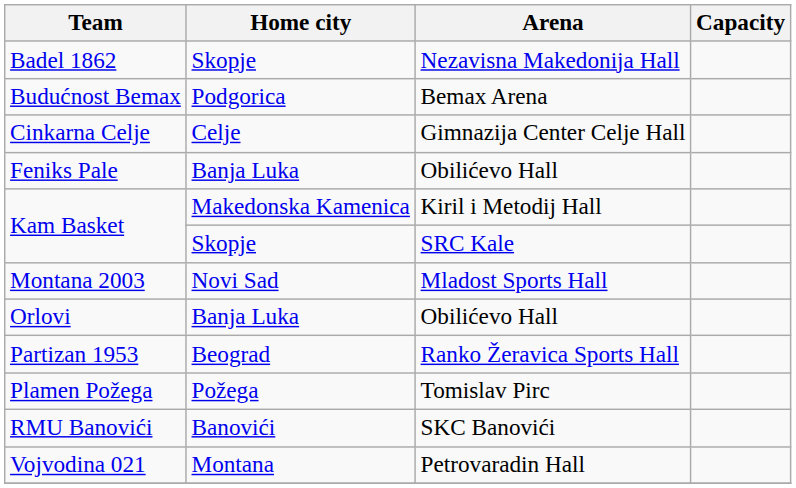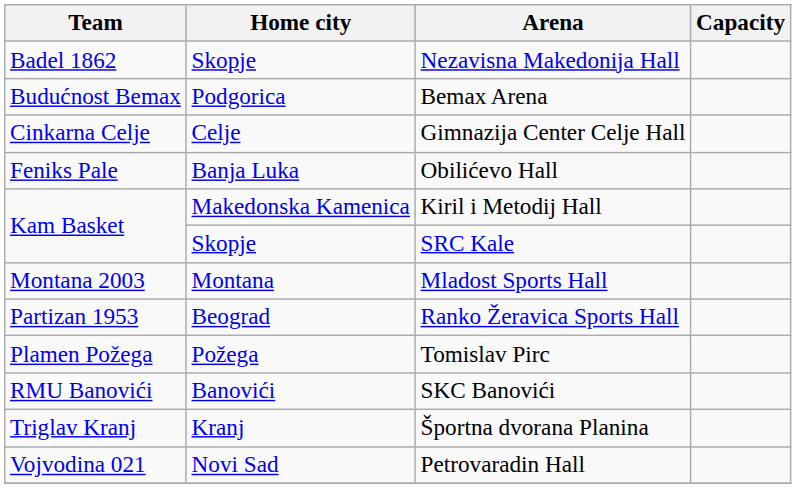(235, 280) Novi Sad -> (233, 280) Montana
- row: (40, 317)
+ row: (73, 427)
(233, 464) Montana -> (235, 464) Novi Sad
